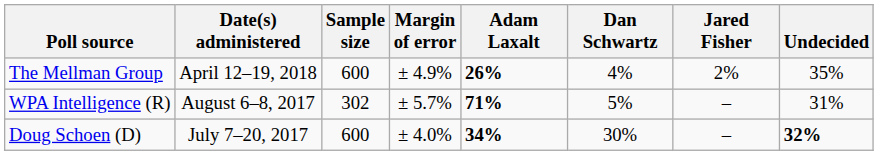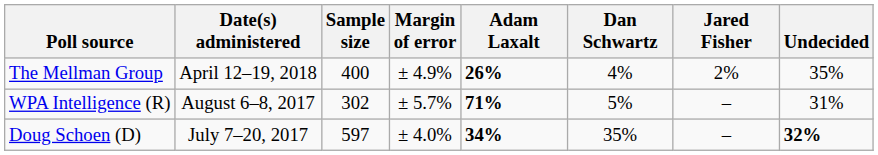(355, 73) 600 -> (355, 73) 400
(355, 135) 600 -> (355, 135) 597
(620, 135) 30% -> (620, 135) 35%
